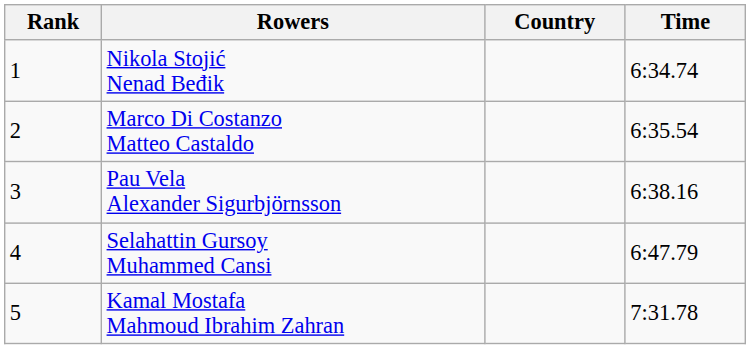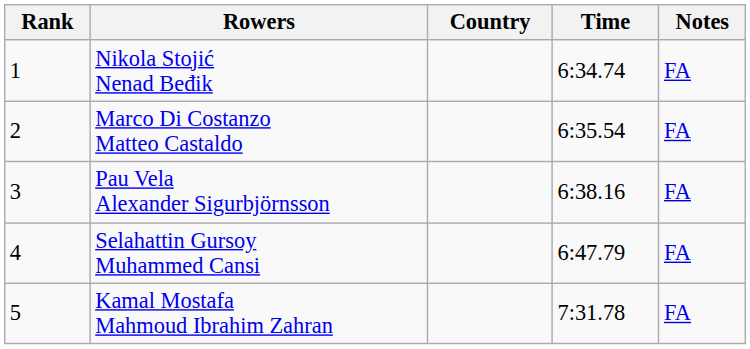+ column: (702, 22)
